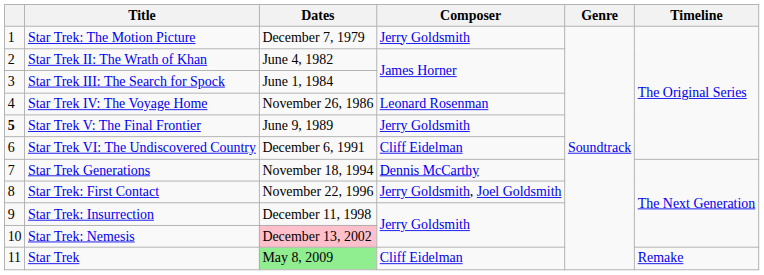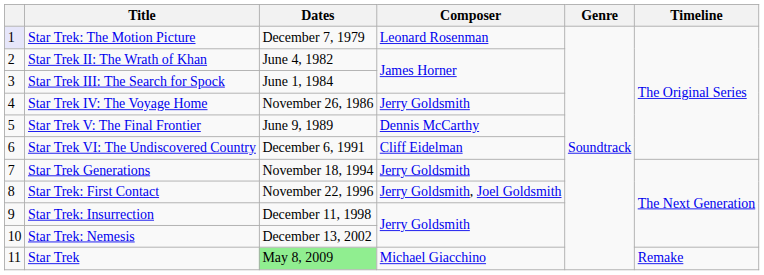(11, 37) no background -> (11, 37) lavender background
(425, 37) Jerry Goldsmith -> (434, 37) Leonard Rosenman
(434, 103) Leonard Rosenman -> (425, 103) Jerry Goldsmith
(11, 125) bold -> (11, 125) normal
(425, 125) Jerry Goldsmith -> (429, 125) Dennis McCarthy
(429, 170) Dennis McCarthy -> (425, 170) Jerry Goldsmith
(317, 236) pink background -> (317, 236) no background
(421, 258) Cliff Eidelman -> (433, 258) Michael Giacchino
